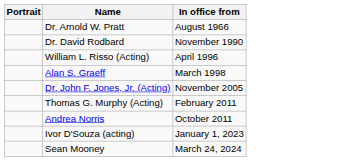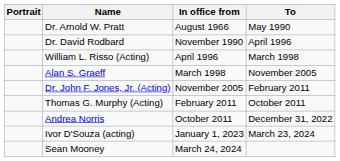+ column: (290, 12)
